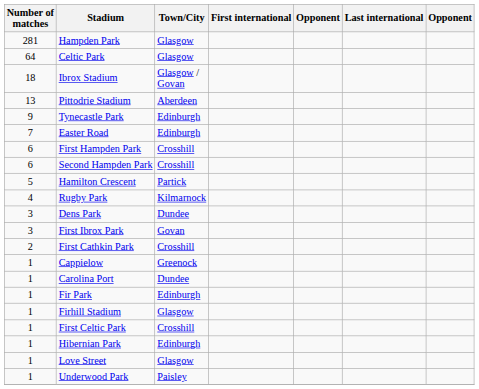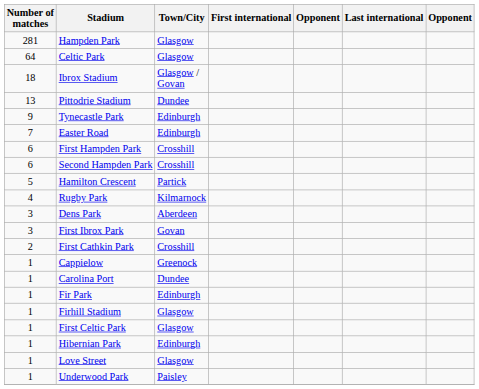(177, 100) Aberdeen -> (173, 100) Dundee
(173, 214) Dundee -> (177, 214) Aberdeen
(176, 327) Crosshill -> (175, 327) Glasgow
